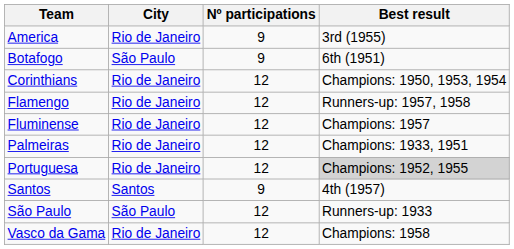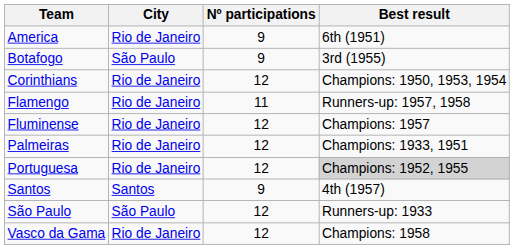(354, 37) 3rd (1955) -> (353, 37) 6th (1951)
(353, 59) 6th (1951) -> (354, 59) 3rd (1955)
(261, 102) 12 -> (261, 102) 11
